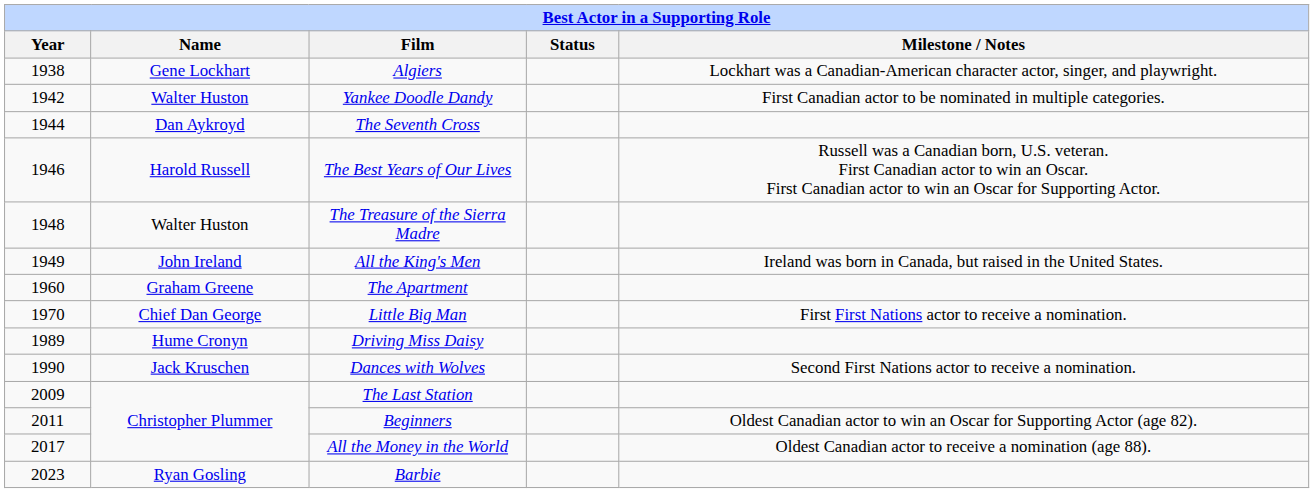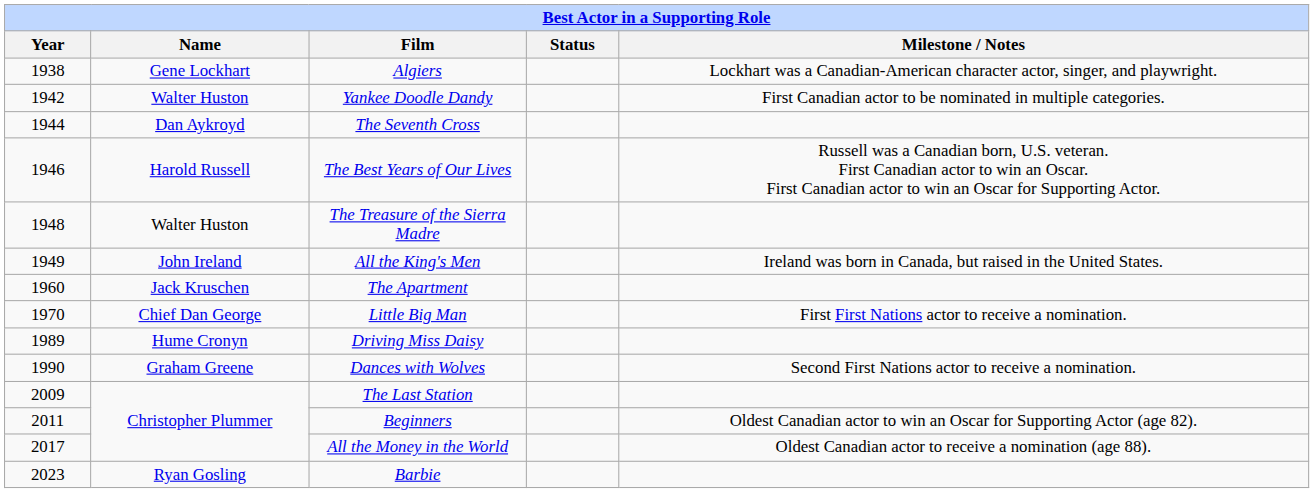(200, 287) Graham Greene -> (200, 287) Jack Kruschen
(200, 367) Jack Kruschen -> (200, 367) Graham Greene
